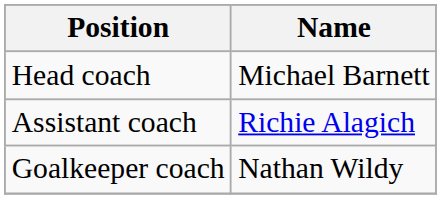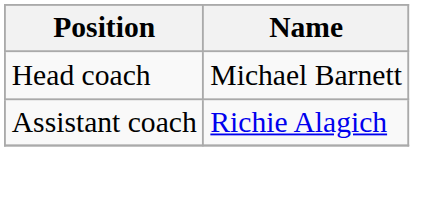- row: (118, 168)
